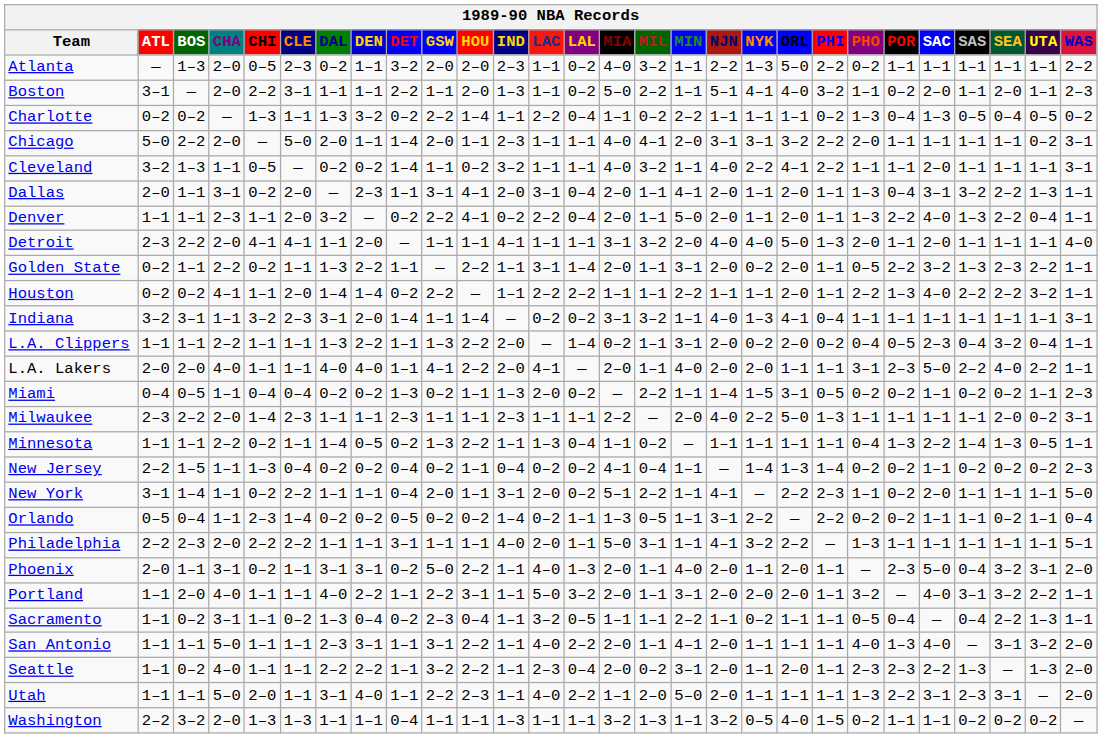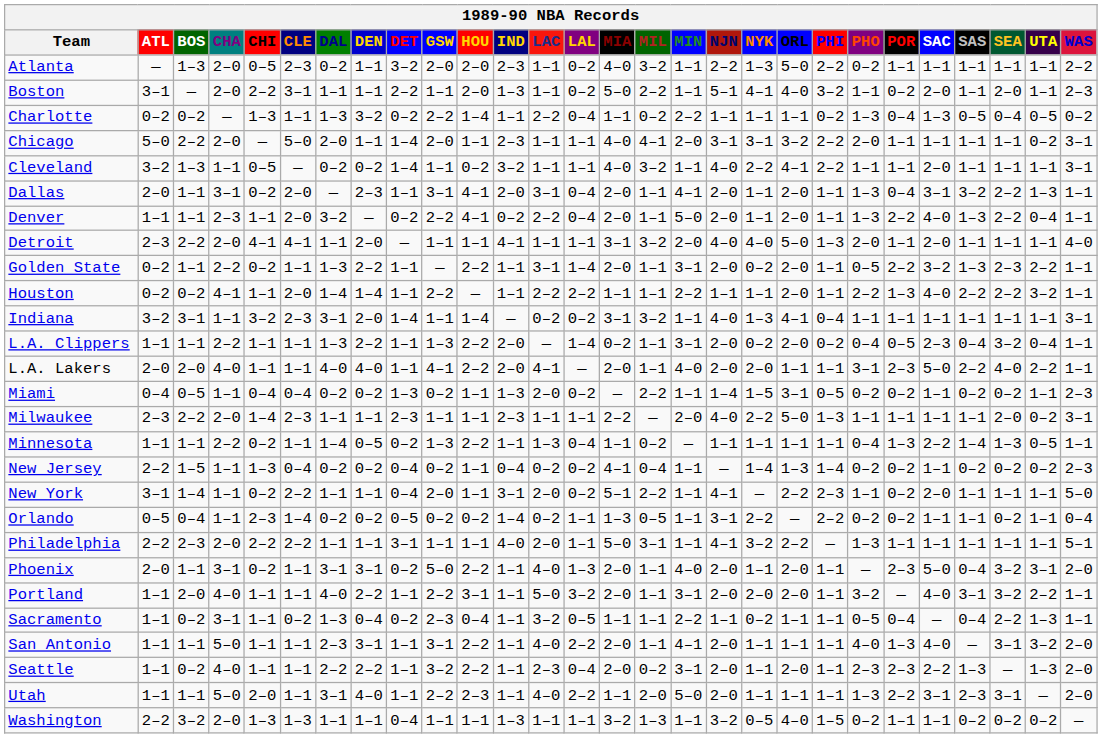(404, 294) 0–2 -> (404, 294) 1–1
